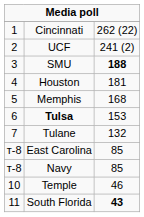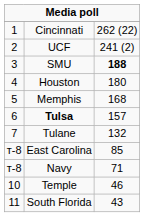(117, 82) 181 -> (117, 82) 180
(117, 116) 153 -> (117, 116) 157
(117, 168) 85 -> (117, 168) 71
(117, 202) bold -> (117, 202) normal
